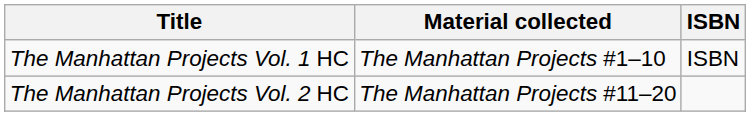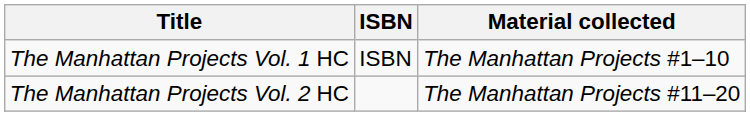columns swapped: (518, 22) <-> (714, 22)
